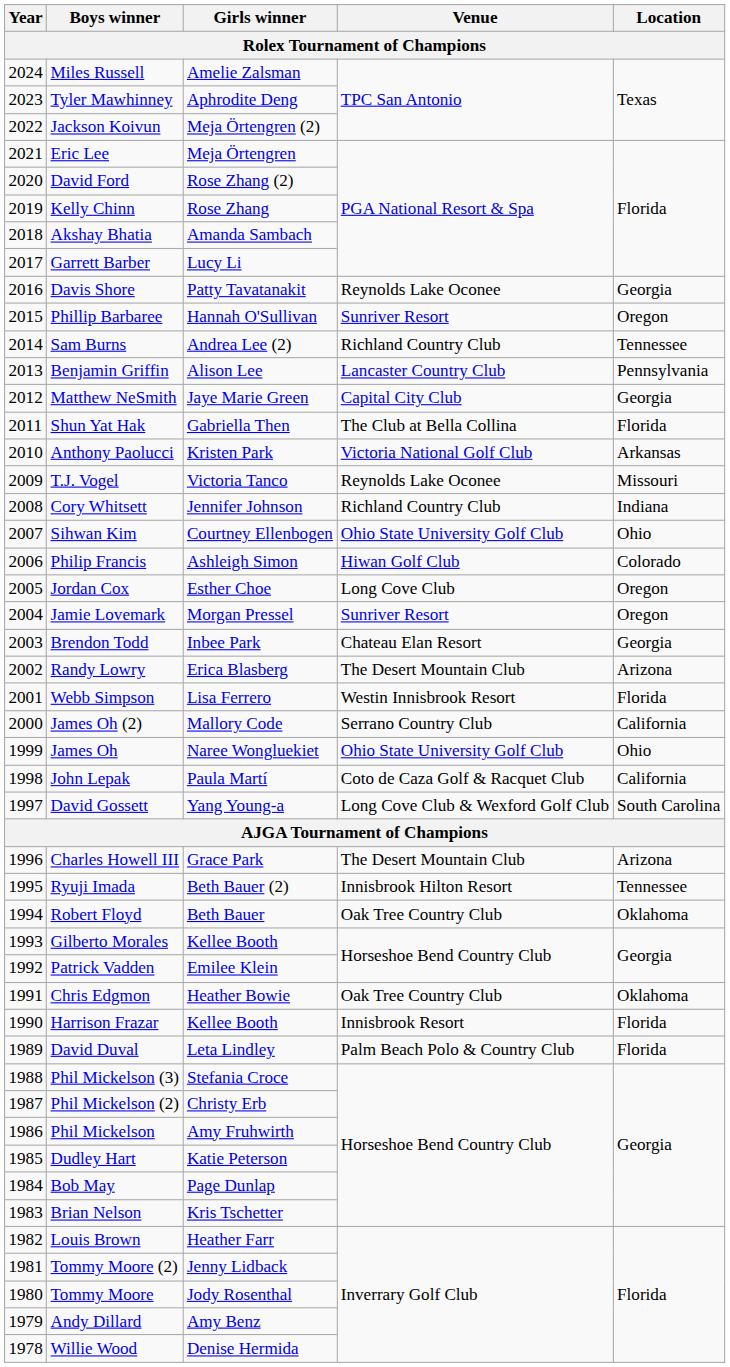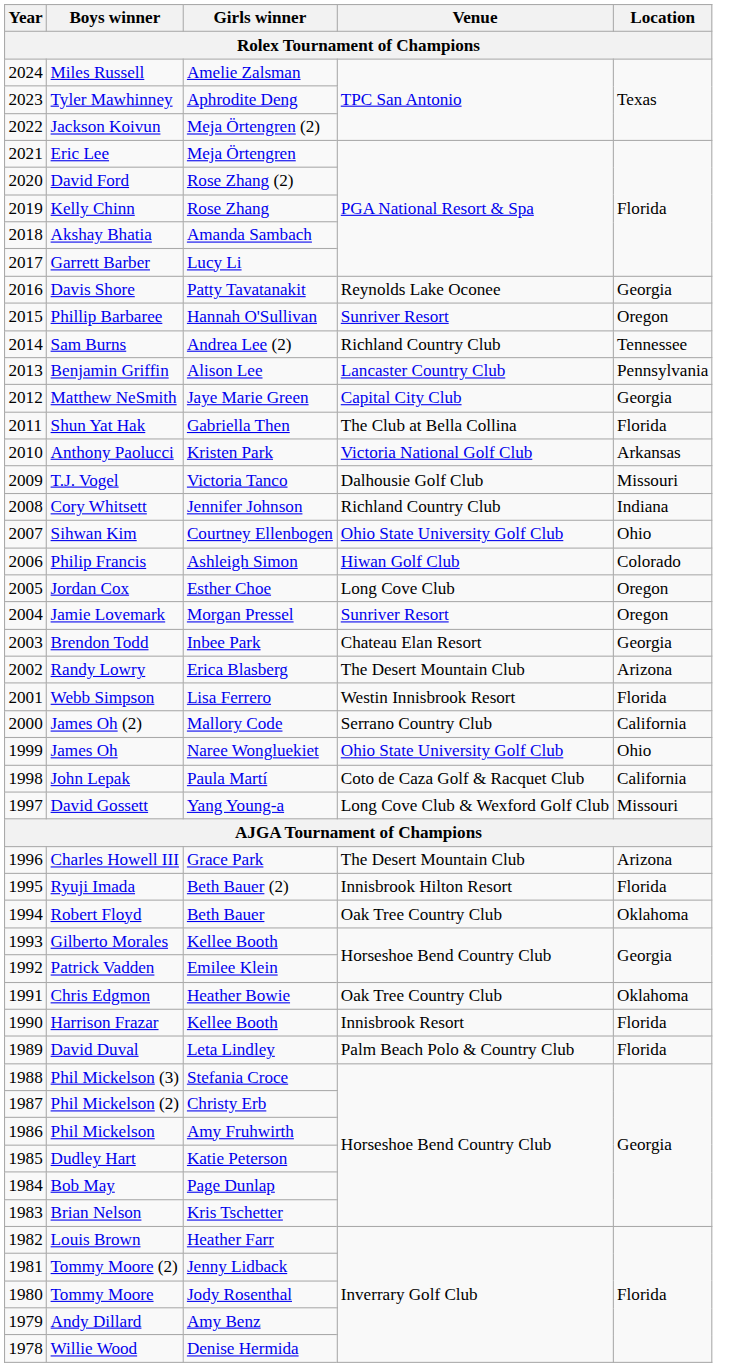(421, 479) Reynolds Lake Oconee -> (412, 479) Dalhousie Golf Club
(669, 805) South Carolina -> (648, 805) Missouri
(652, 886) Tennessee -> (642, 886) Florida
